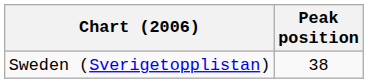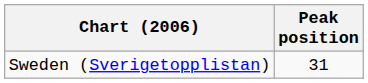(319, 65) 38 -> (319, 65) 31
